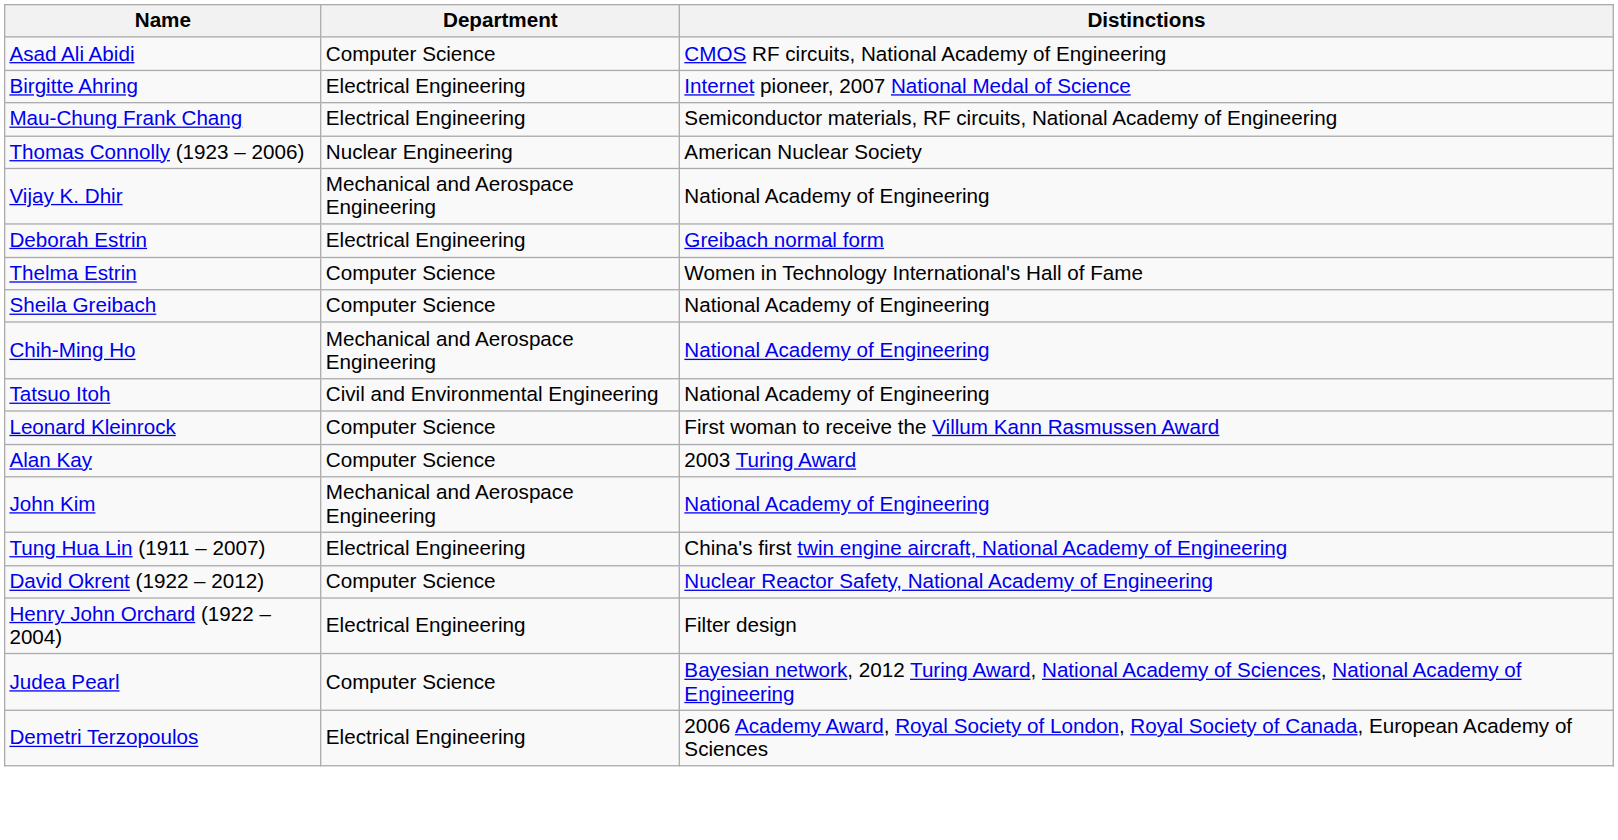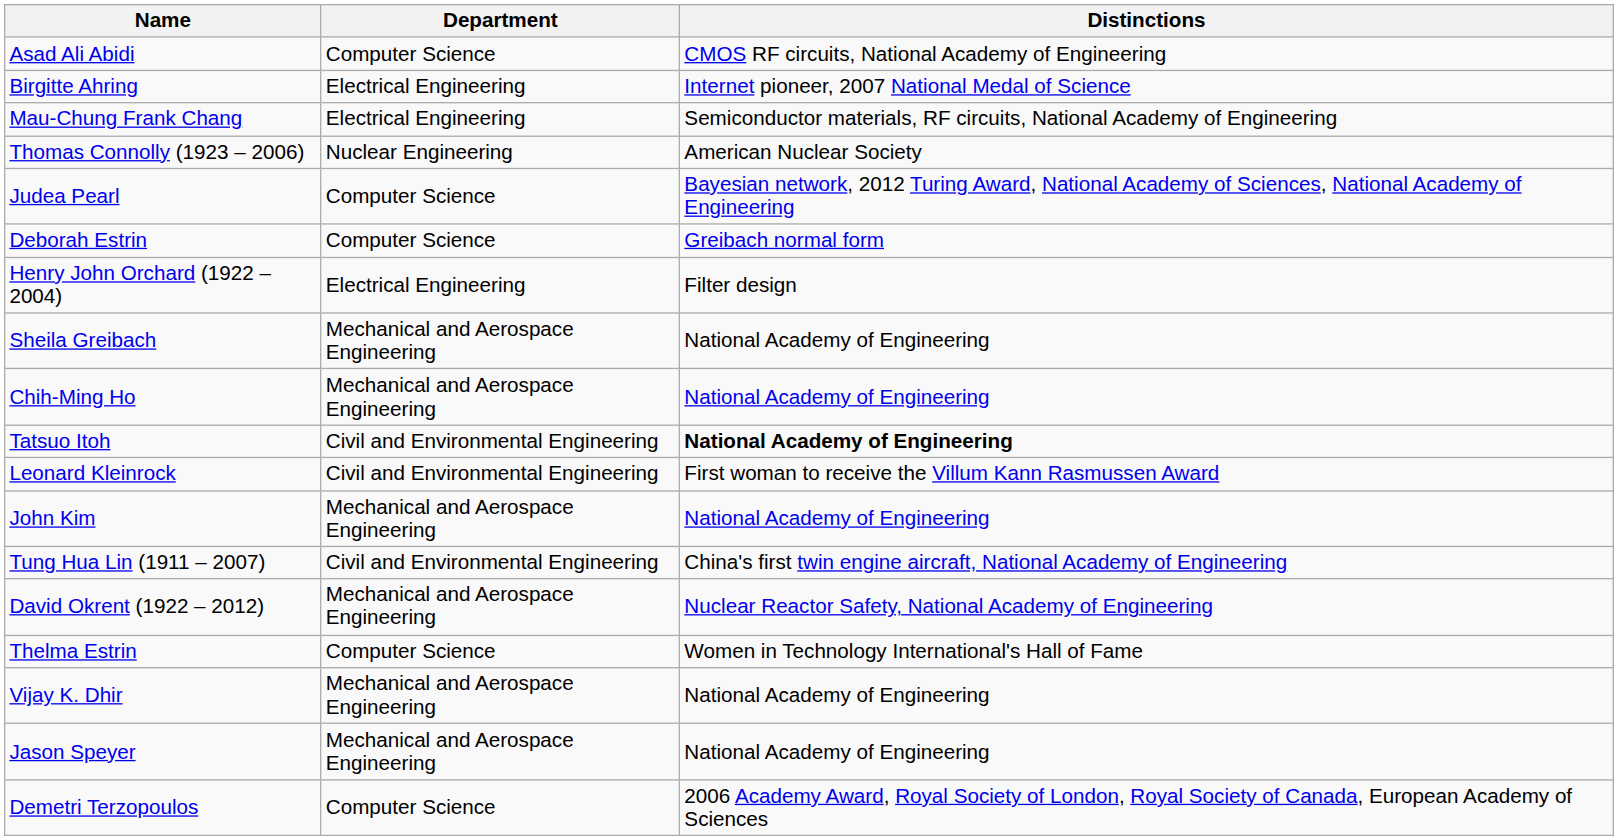rows swapped: (66, 196) <-> (64, 681)
(426, 240) Electrical Engineering -> (411, 240) Computer Science
rows swapped: (73, 273) <-> (140, 625)
(411, 305) Computer Science -> (450, 340) Mechanical and Aerospace Engineering
(837, 394) normal -> (849, 441) bold
(411, 427) Computer Science -> (492, 473) Civil and Environmental Engineering
- row: (51, 460)
(426, 548) Electrical Engineering -> (492, 562) Civil and Environmental Engineering
(411, 581) Computer Science -> (450, 606) Mechanical and Aerospace Engineering
+ row: (73, 751)
(426, 737) Electrical Engineering -> (411, 807) Computer Science
